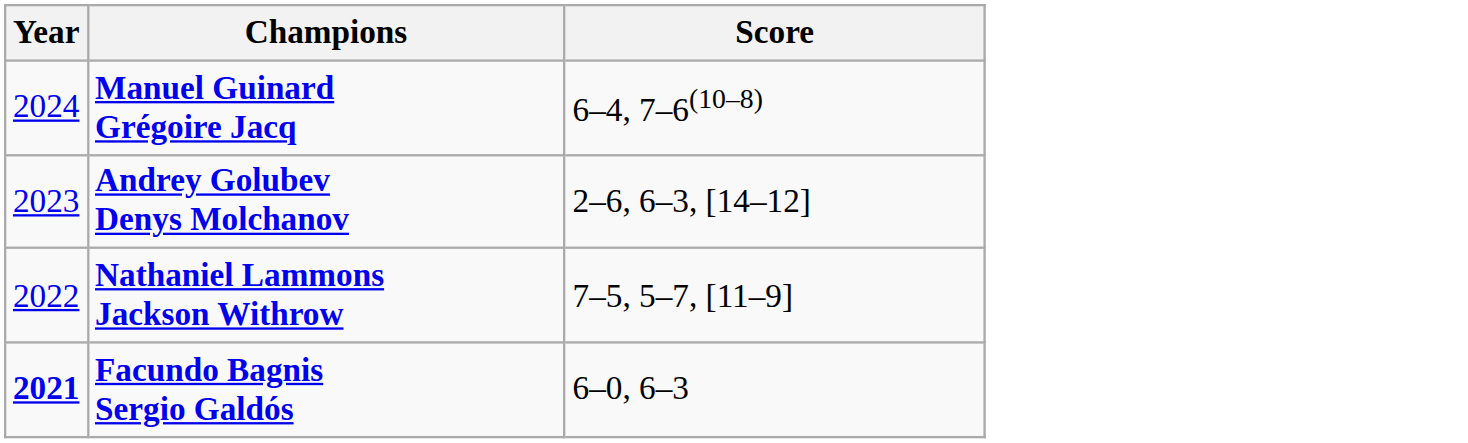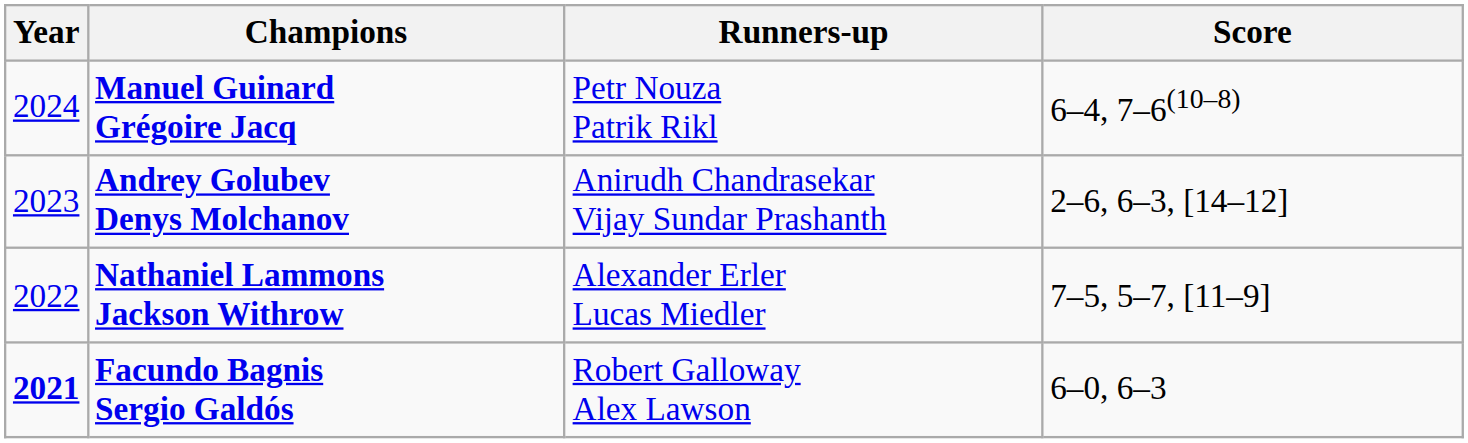+ column: (804, 32)
